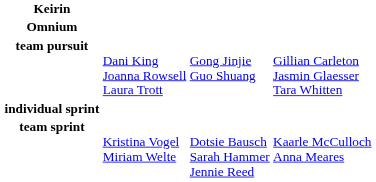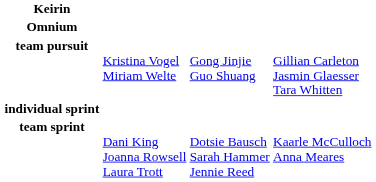(145, 75) Dani King Joanna Rowsell Laura Trott -> (141, 67) Kristina Vogel Miriam Welte
(141, 149) Kristina Vogel Miriam Welte -> (145, 156) Dani King Joanna Rowsell Laura Trott
